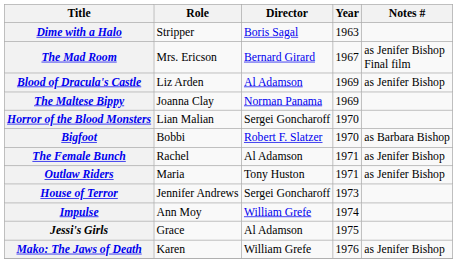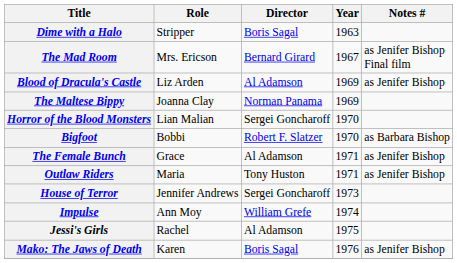(173, 156) Rachel -> (170, 156) Grace
(170, 230) Grace -> (173, 230) Rachel
(278, 249) William Grefe -> (271, 249) Boris Sagal
